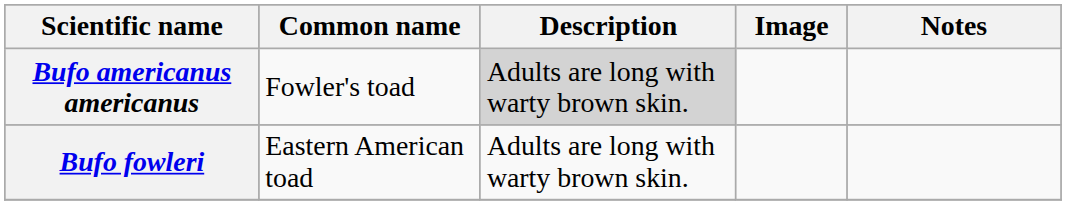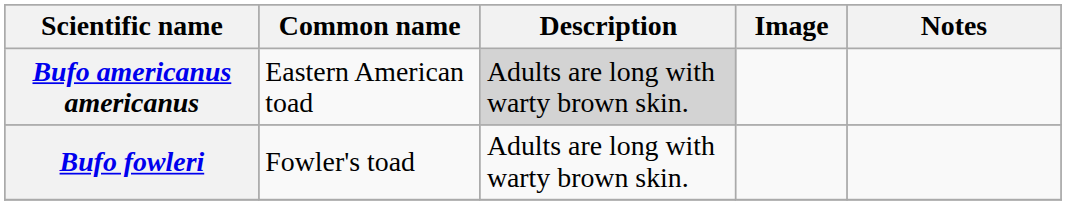(340, 86) Fowler's toad -> (365, 86) Eastern American toad
(365, 161) Eastern American toad -> (340, 161) Fowler's toad
